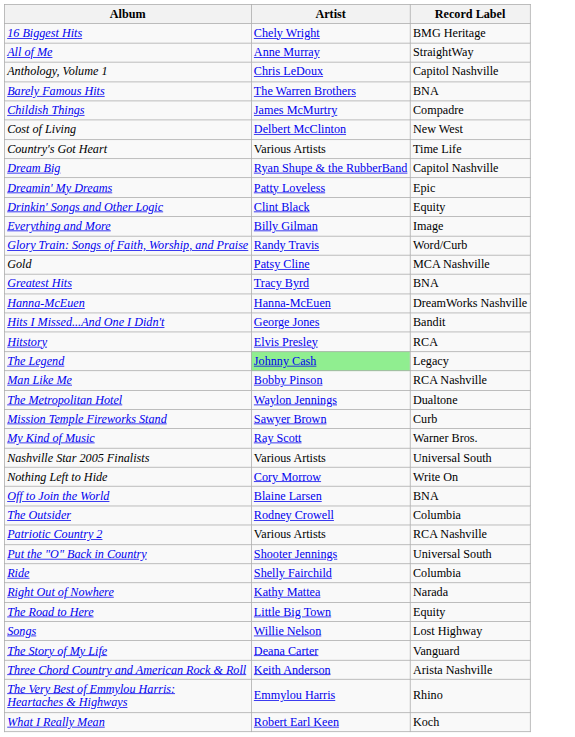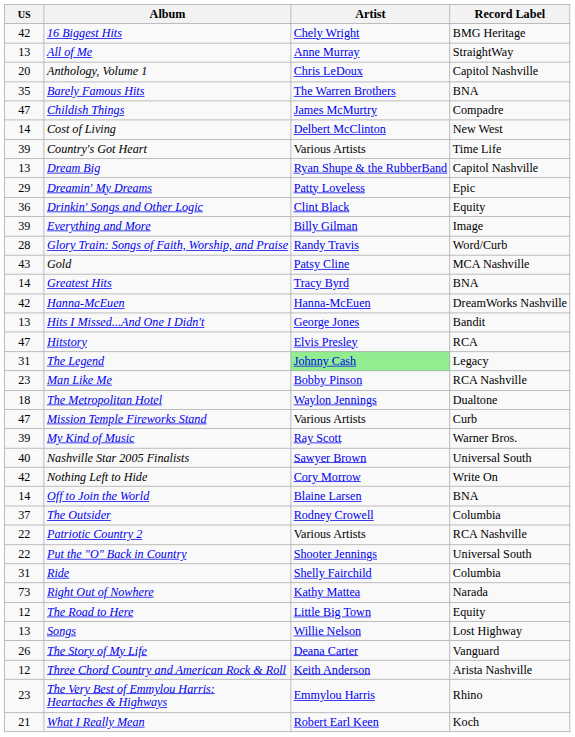+ column: (24, 14)
(290, 419) Sawyer Brown -> (330, 419) Various Artists
(290, 457) Various Artists -> (330, 457) Sawyer Brown
